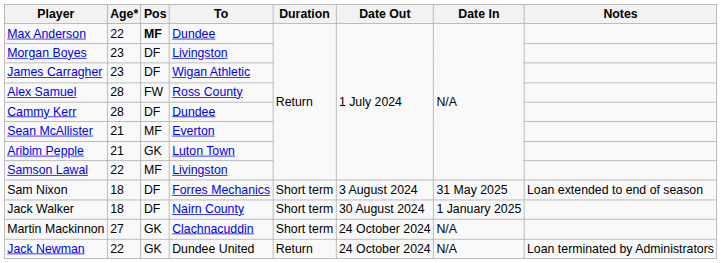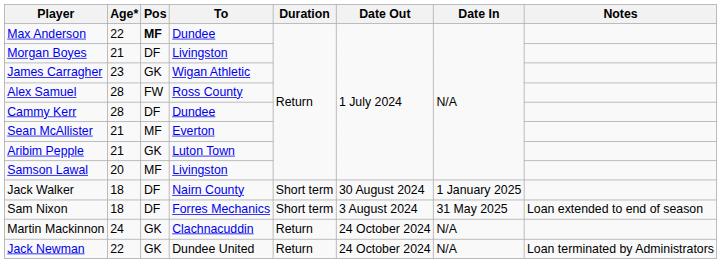(117, 53) 23 -> (117, 53) 21
(152, 72) DF -> (153, 72) GK
(117, 170) 22 -> (117, 170) 20
rows swapped: (37, 190) <-> (41, 209)
(117, 229) 27 -> (117, 229) 24
(305, 229) Short term -> (294, 229) Return
